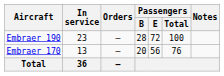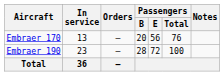rows swapped: (34, 51) <-> (34, 38)
